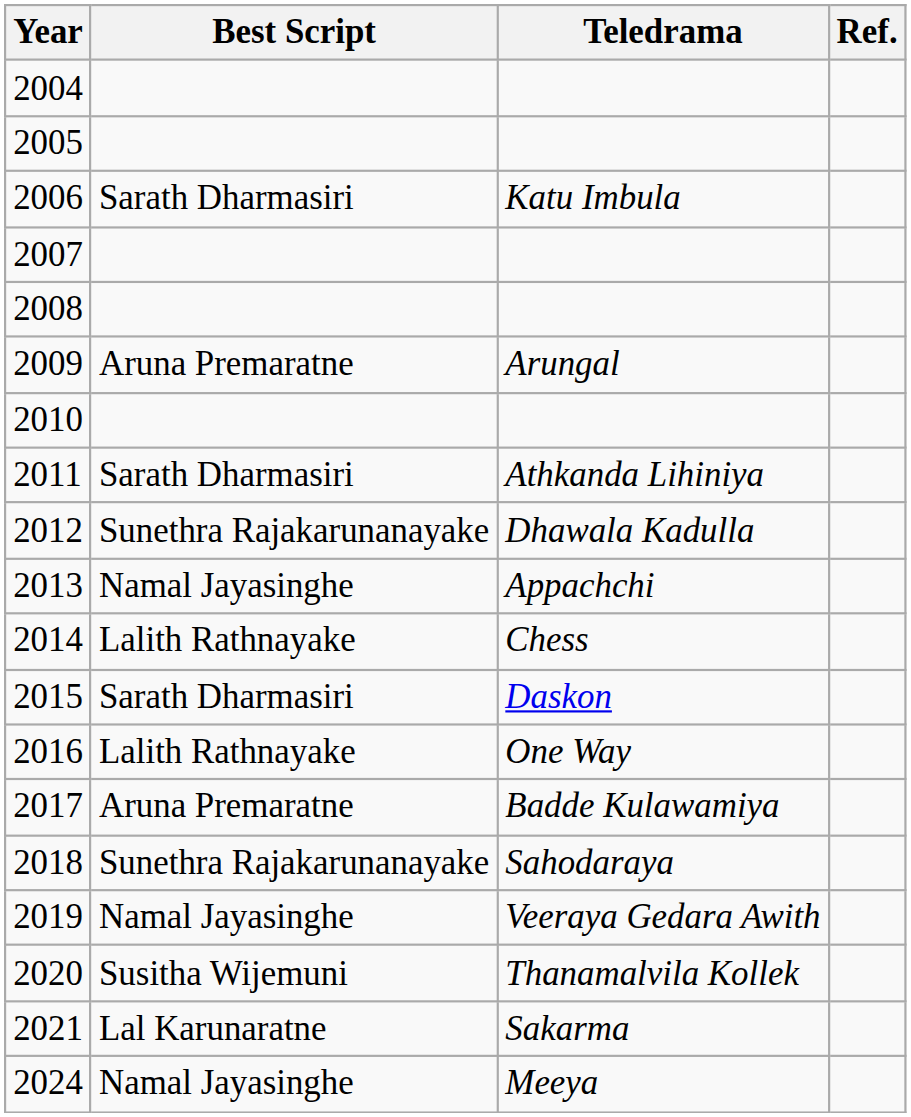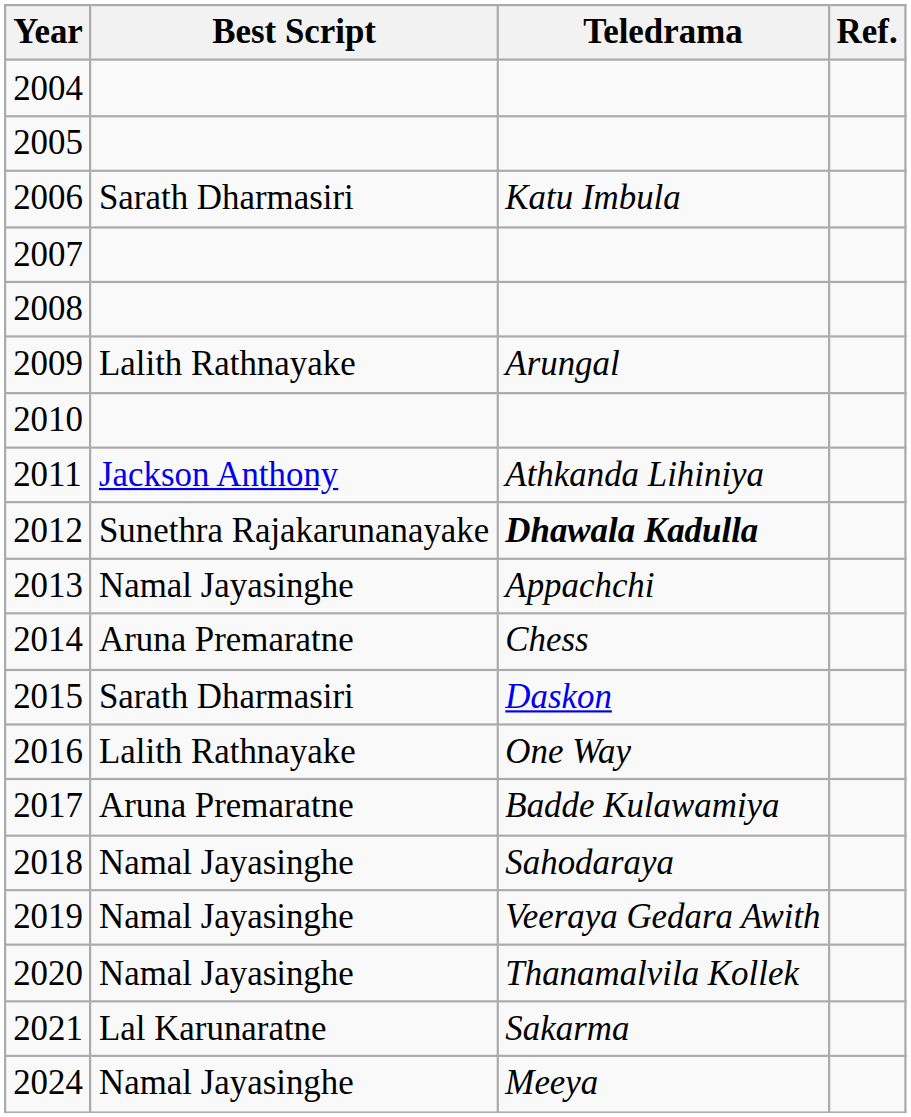(226, 364) Aruna Premaratne -> (227, 364) Lalith Rathnayake
(226, 474) Sarath Dharmasiri -> (219, 474) Jackson Anthony
(630, 530) normal -> (632, 530) bold
(227, 640) Lalith Rathnayake -> (226, 640) Aruna Premaratne
(294, 861) Sunethra Rajakarunanayake -> (226, 861) Namal Jayasinghe
(223, 972) Susitha Wijemuni -> (226, 972) Namal Jayasinghe
